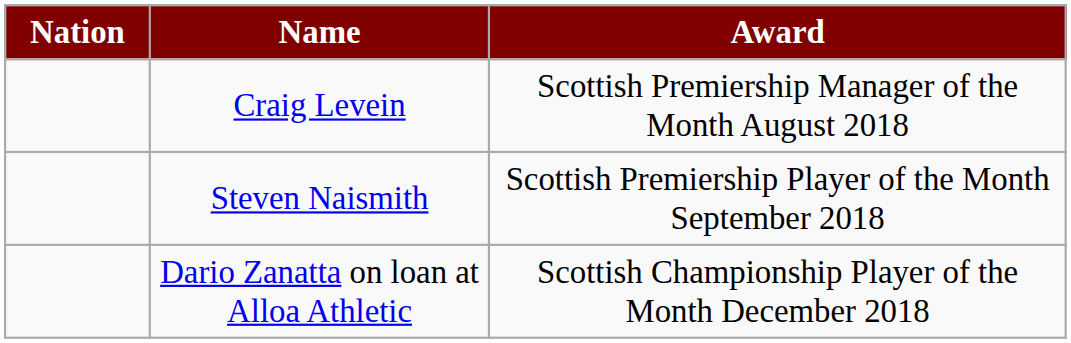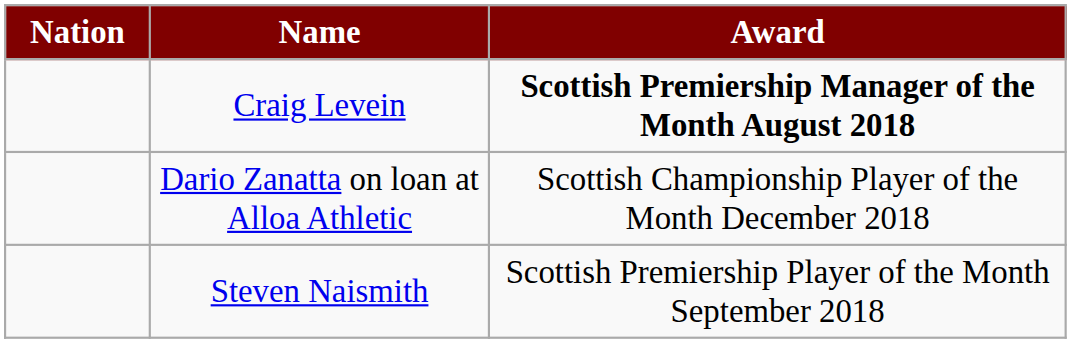(778, 105) normal -> (778, 105) bold
rows swapped: (320, 198) <-> (320, 291)
